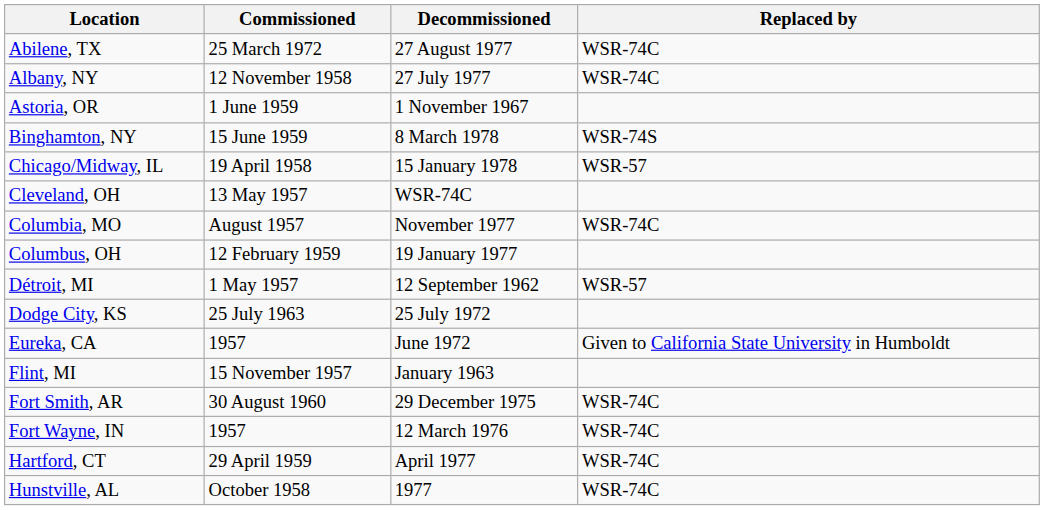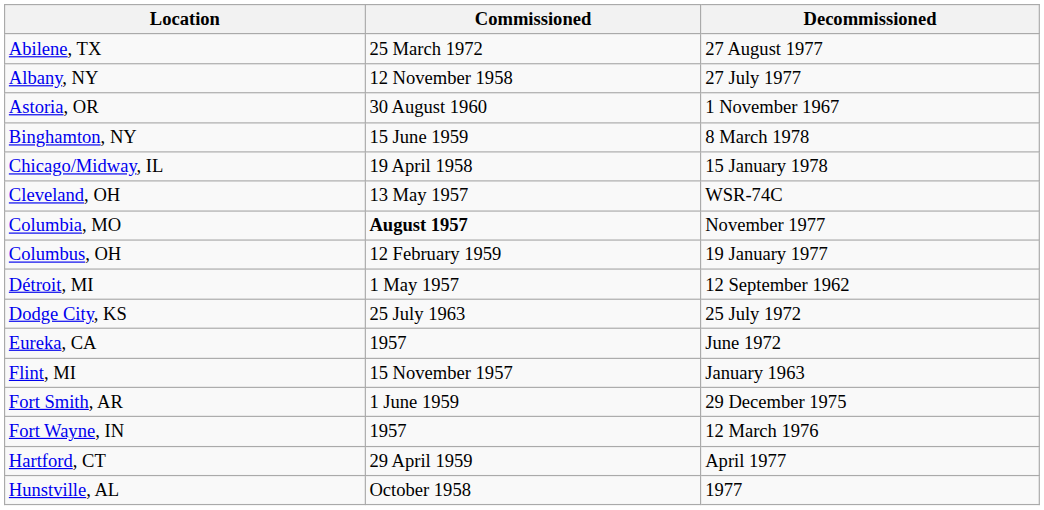- column: (808, 19)
(253, 107) 1 June 1959 -> (428, 107) 30 August 1960
(256, 225) normal -> (419, 225) bold
(267, 401) 30 August 1960 -> (414, 401) 1 June 1959
